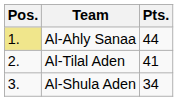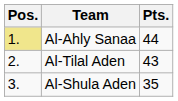(151, 61) 41 -> (151, 61) 43
(151, 84) 34 -> (151, 84) 35
